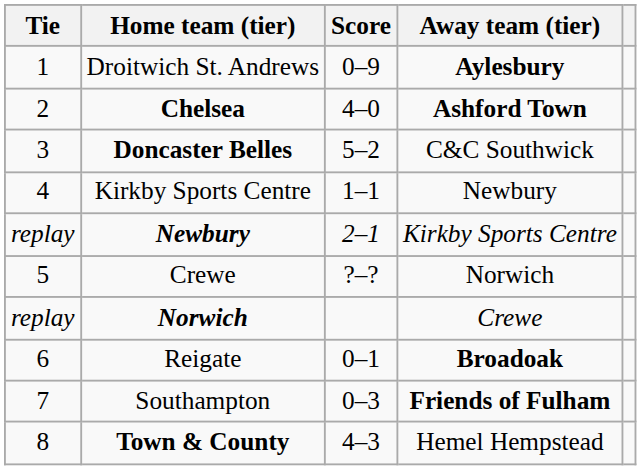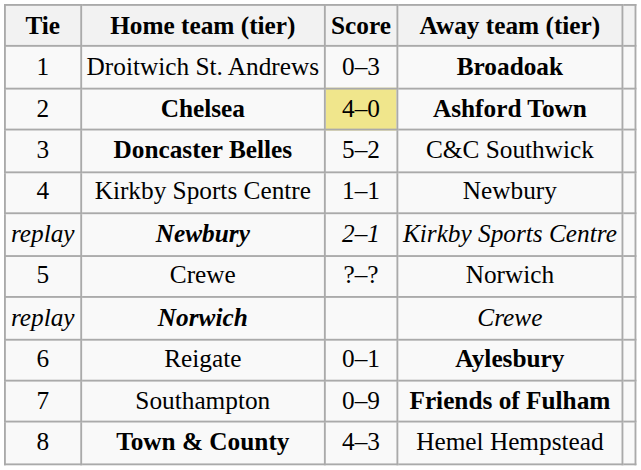(361, 66) 0–9 -> (361, 66) 0–3
(510, 66) Aylesbury -> (510, 66) Broadoak
(361, 108) no background -> (361, 108) khaki background
(510, 358) Broadoak -> (510, 358) Aylesbury
(361, 400) 0–3 -> (361, 400) 0–9
